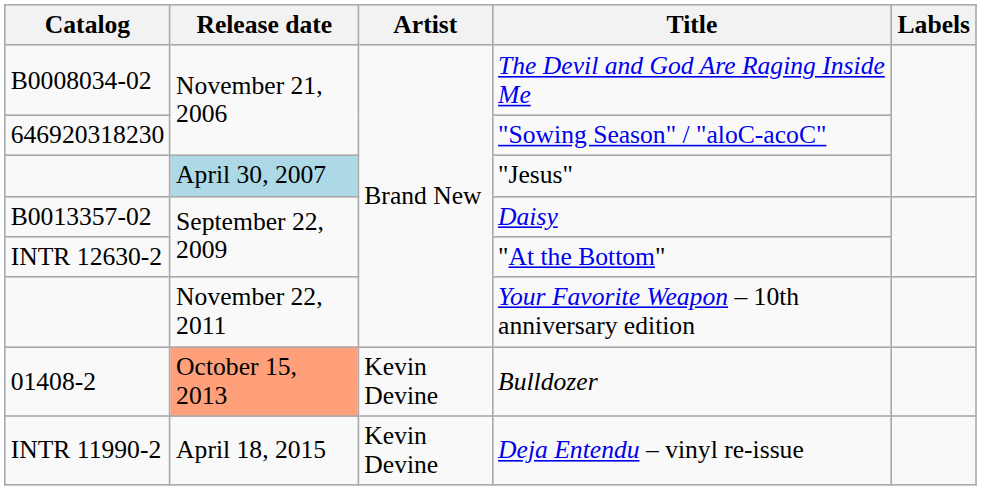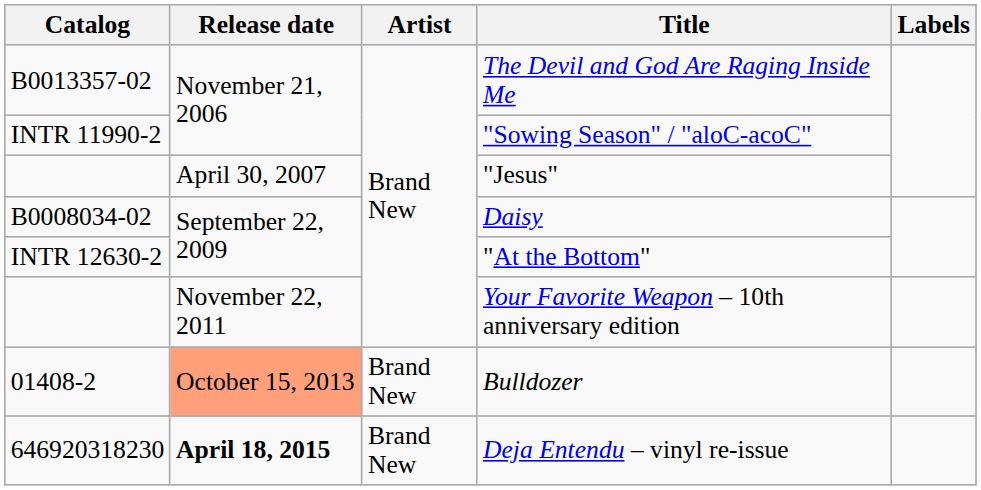(81, 79) B0008034-02 -> (81, 79) B0013357-02
(88, 134) 646920318230 -> (86, 134) INTR 11990-2
(251, 175) lightblue background -> (251, 175) no background
(81, 216) B0013357-02 -> (81, 216) B0008034-02
(401, 380) Kevin Devine -> (399, 380) Brand New
(86, 450) INTR 11990-2 -> (88, 450) 646920318230
(251, 450) normal -> (253, 450) bold
(401, 450) Kevin Devine -> (399, 450) Brand New
